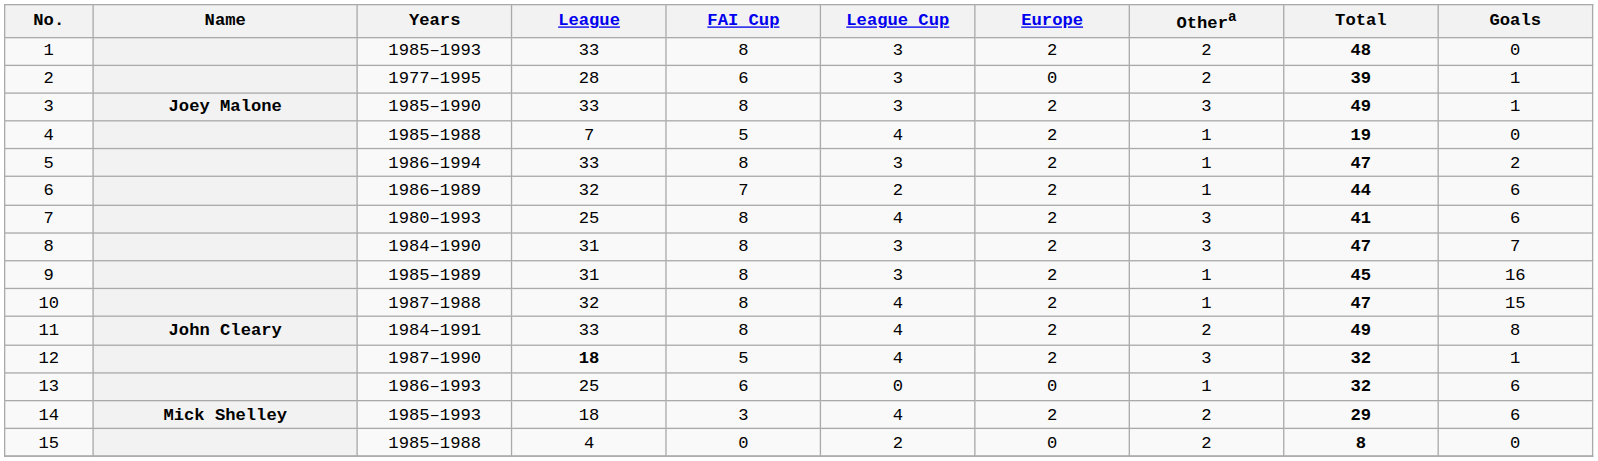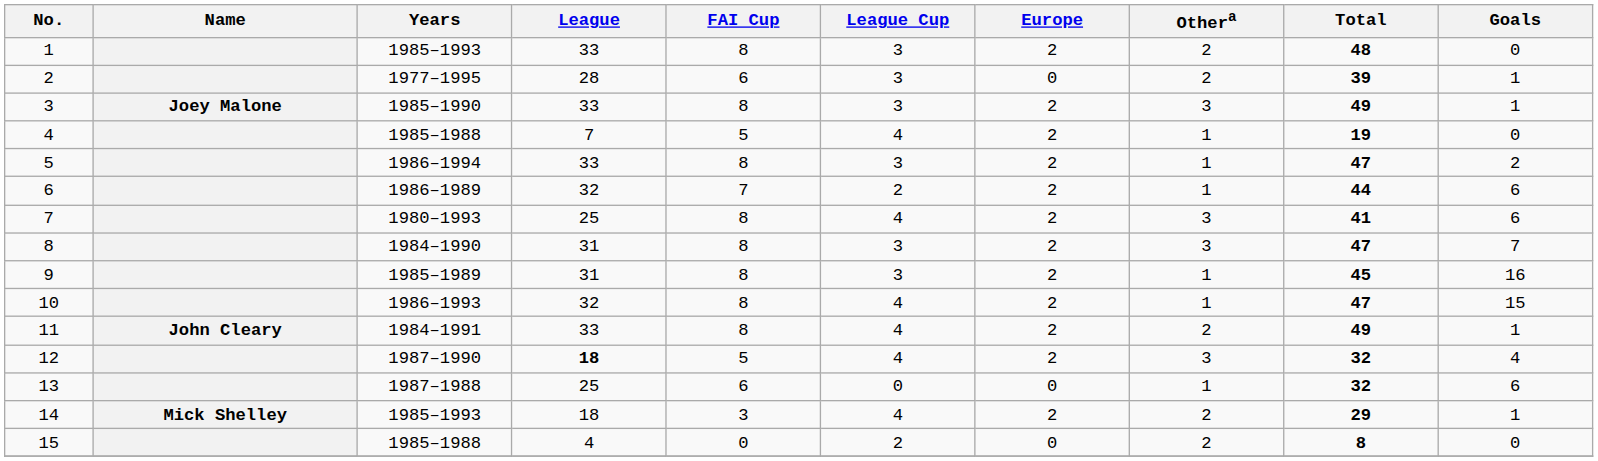(435, 303) 1987–1988 -> (435, 303) 1986–1993
(1515, 331) 8 -> (1515, 331) 1
(1515, 359) 1 -> (1515, 359) 4
(435, 387) 1986–1993 -> (435, 387) 1987–1988
(1515, 415) 6 -> (1515, 415) 1
